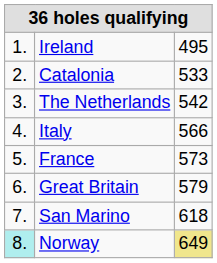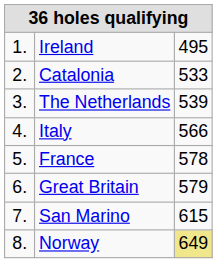(193, 103) 542 -> (193, 103) 539
(193, 159) 573 -> (193, 159) 578
(193, 215) 618 -> (193, 215) 615
(20, 243) paleturquoise background -> (20, 243) no background
